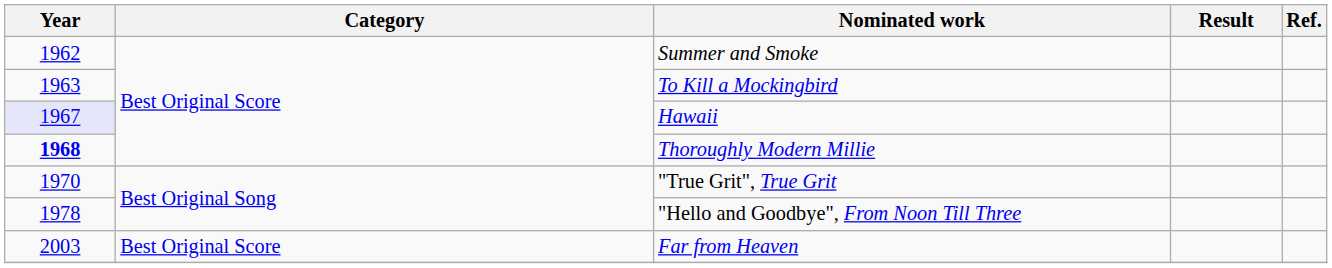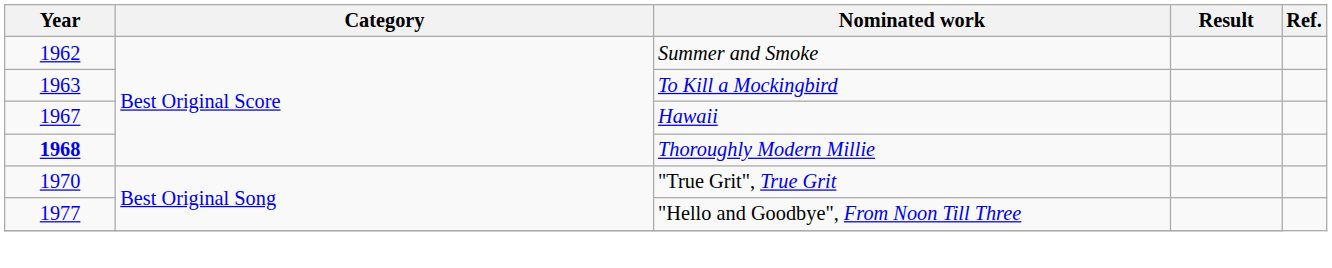(60, 117) lavender background -> (60, 117) no background
(60, 213) 1978 -> (60, 213) 1977
- row: (728, 246)
